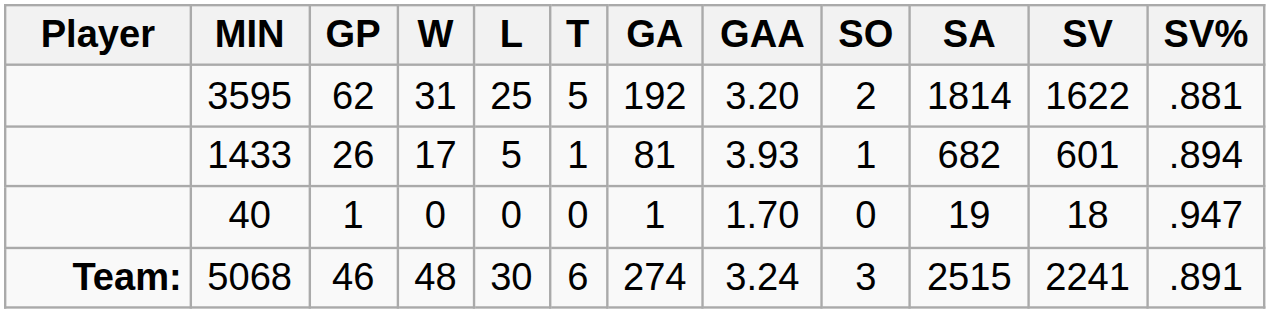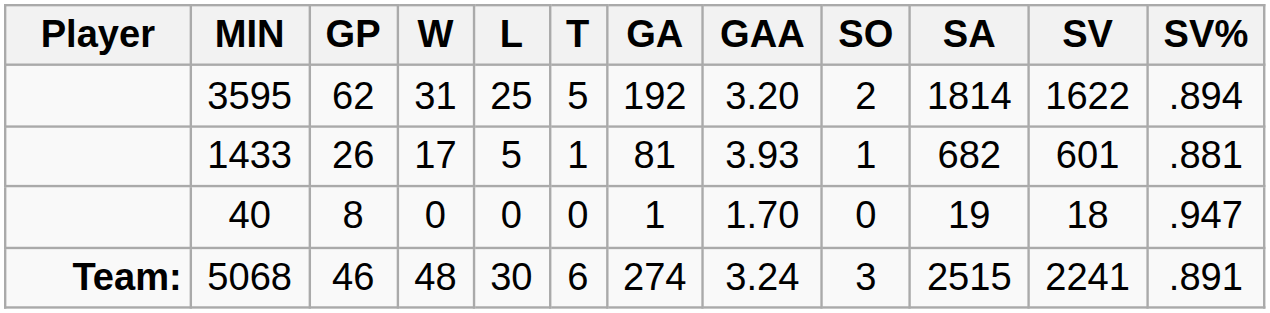(1206, 95) .881 -> (1206, 95) .894
(1206, 155) .894 -> (1206, 155) .881
(353, 215) 1 -> (353, 215) 8
